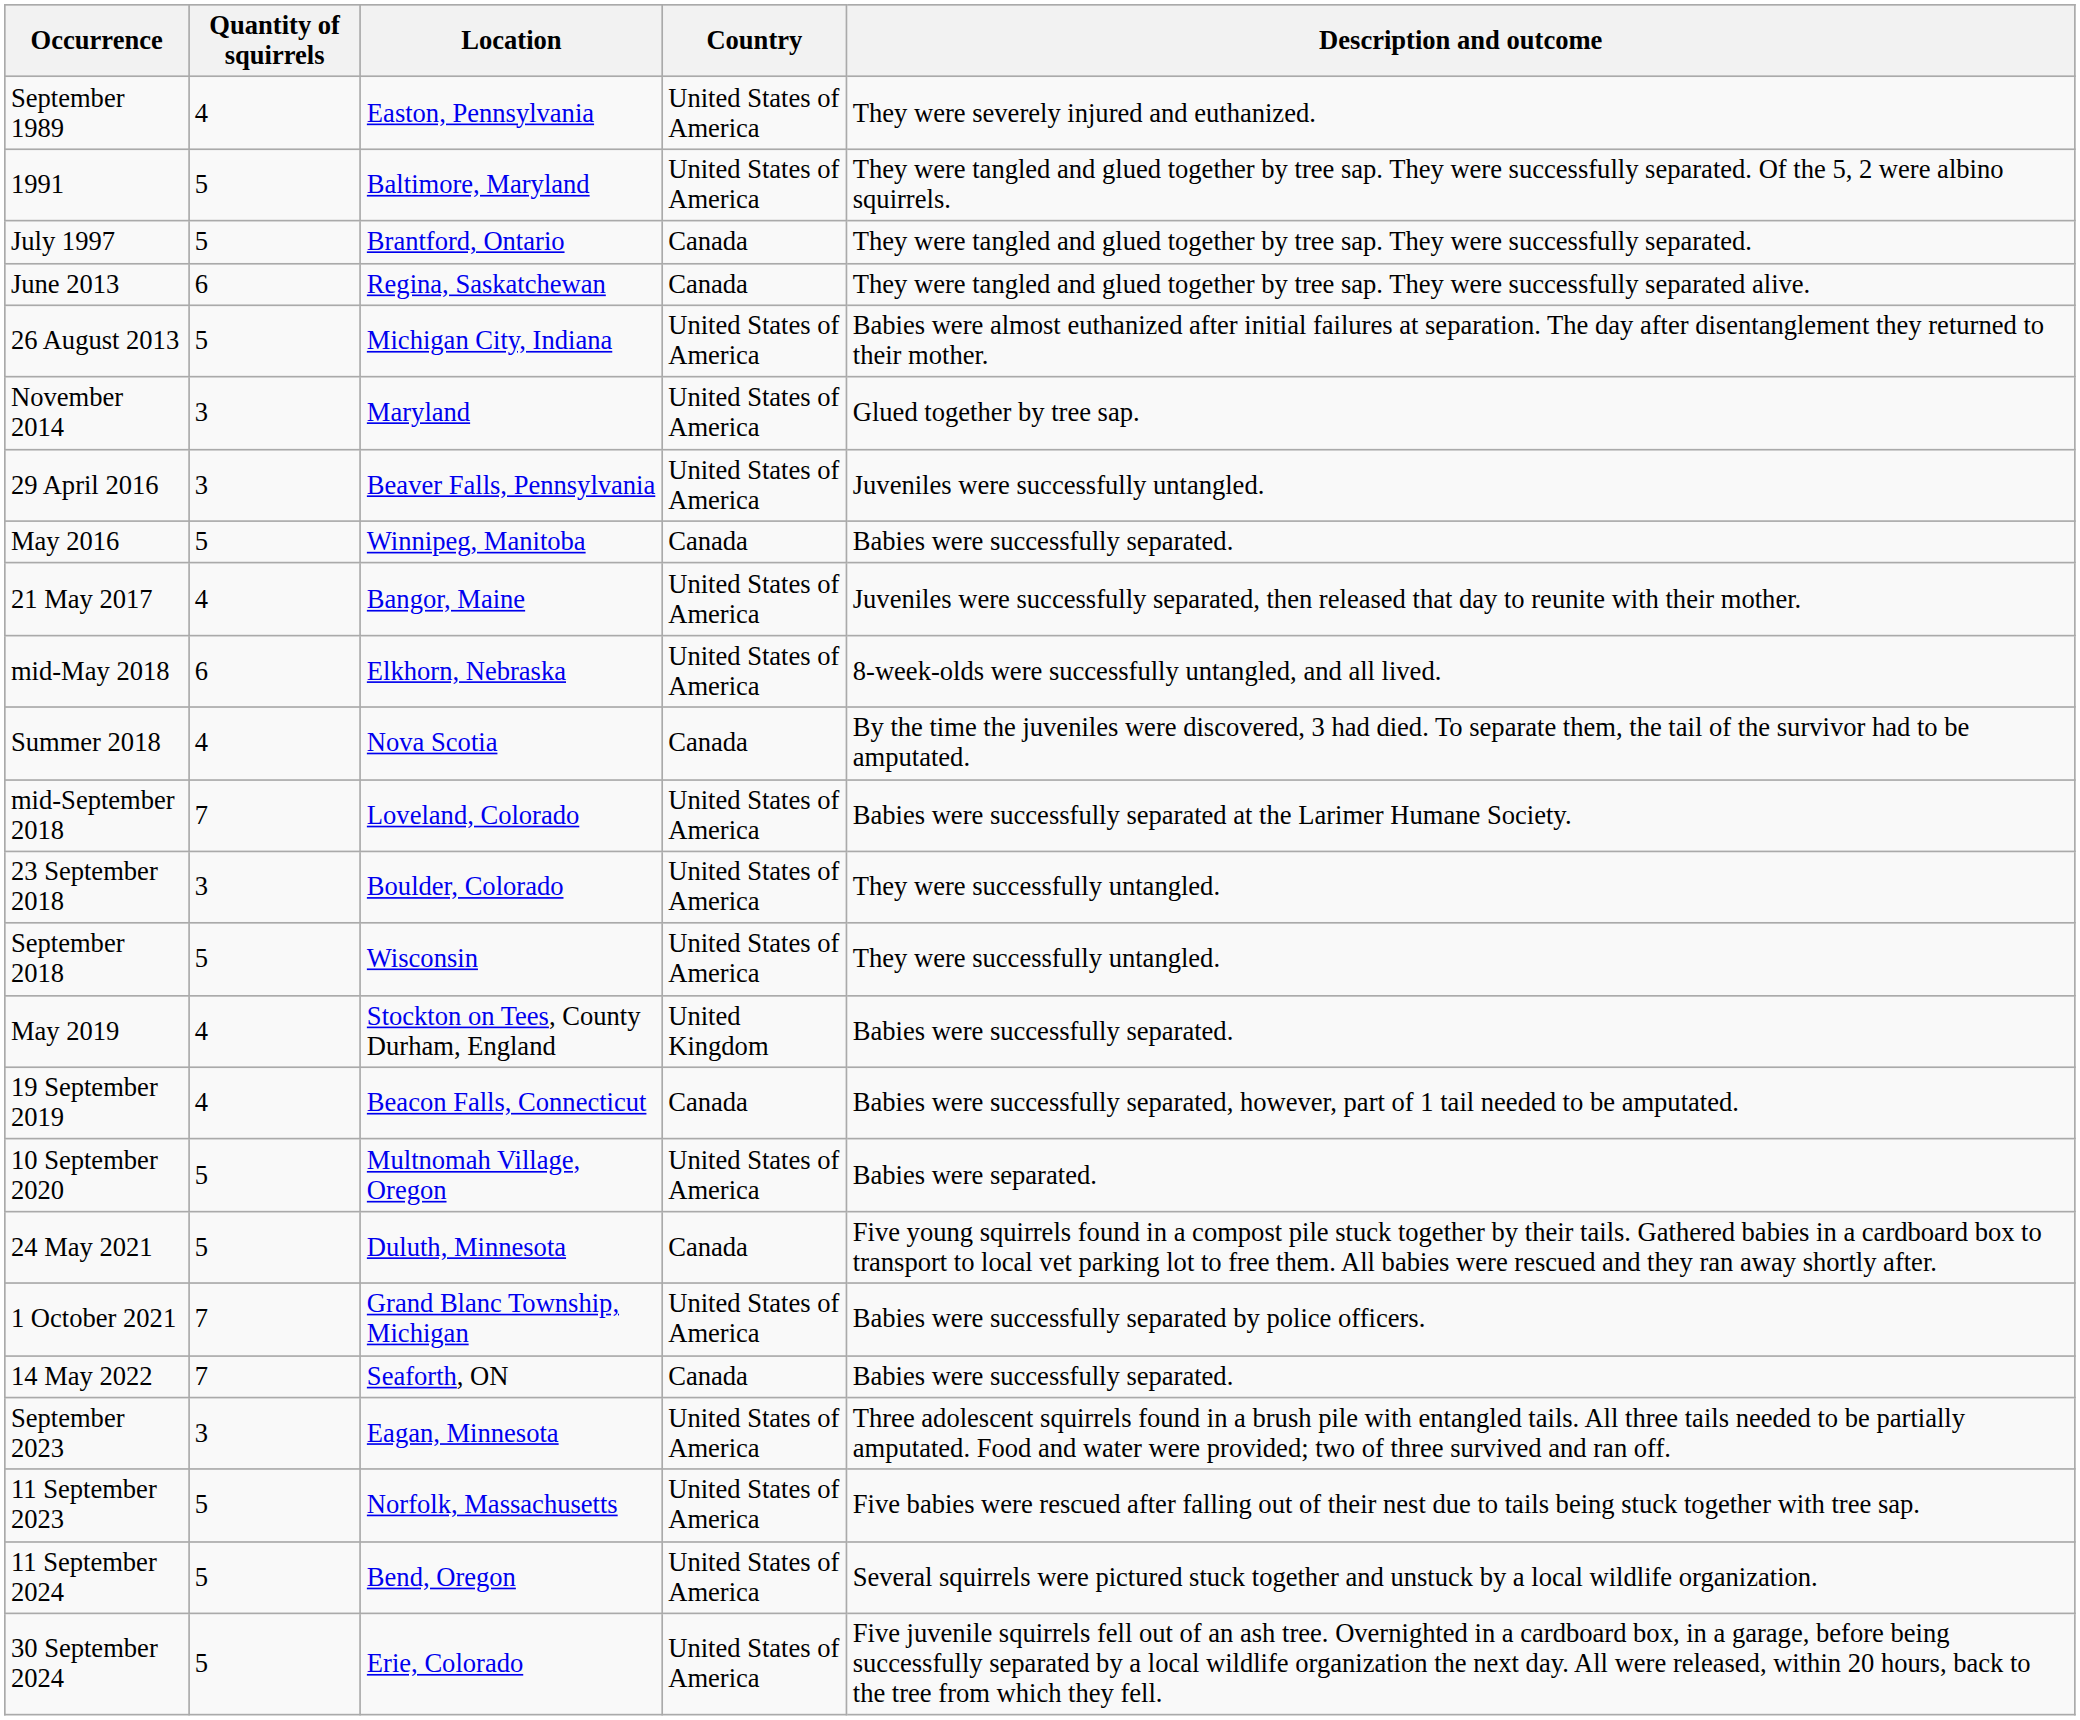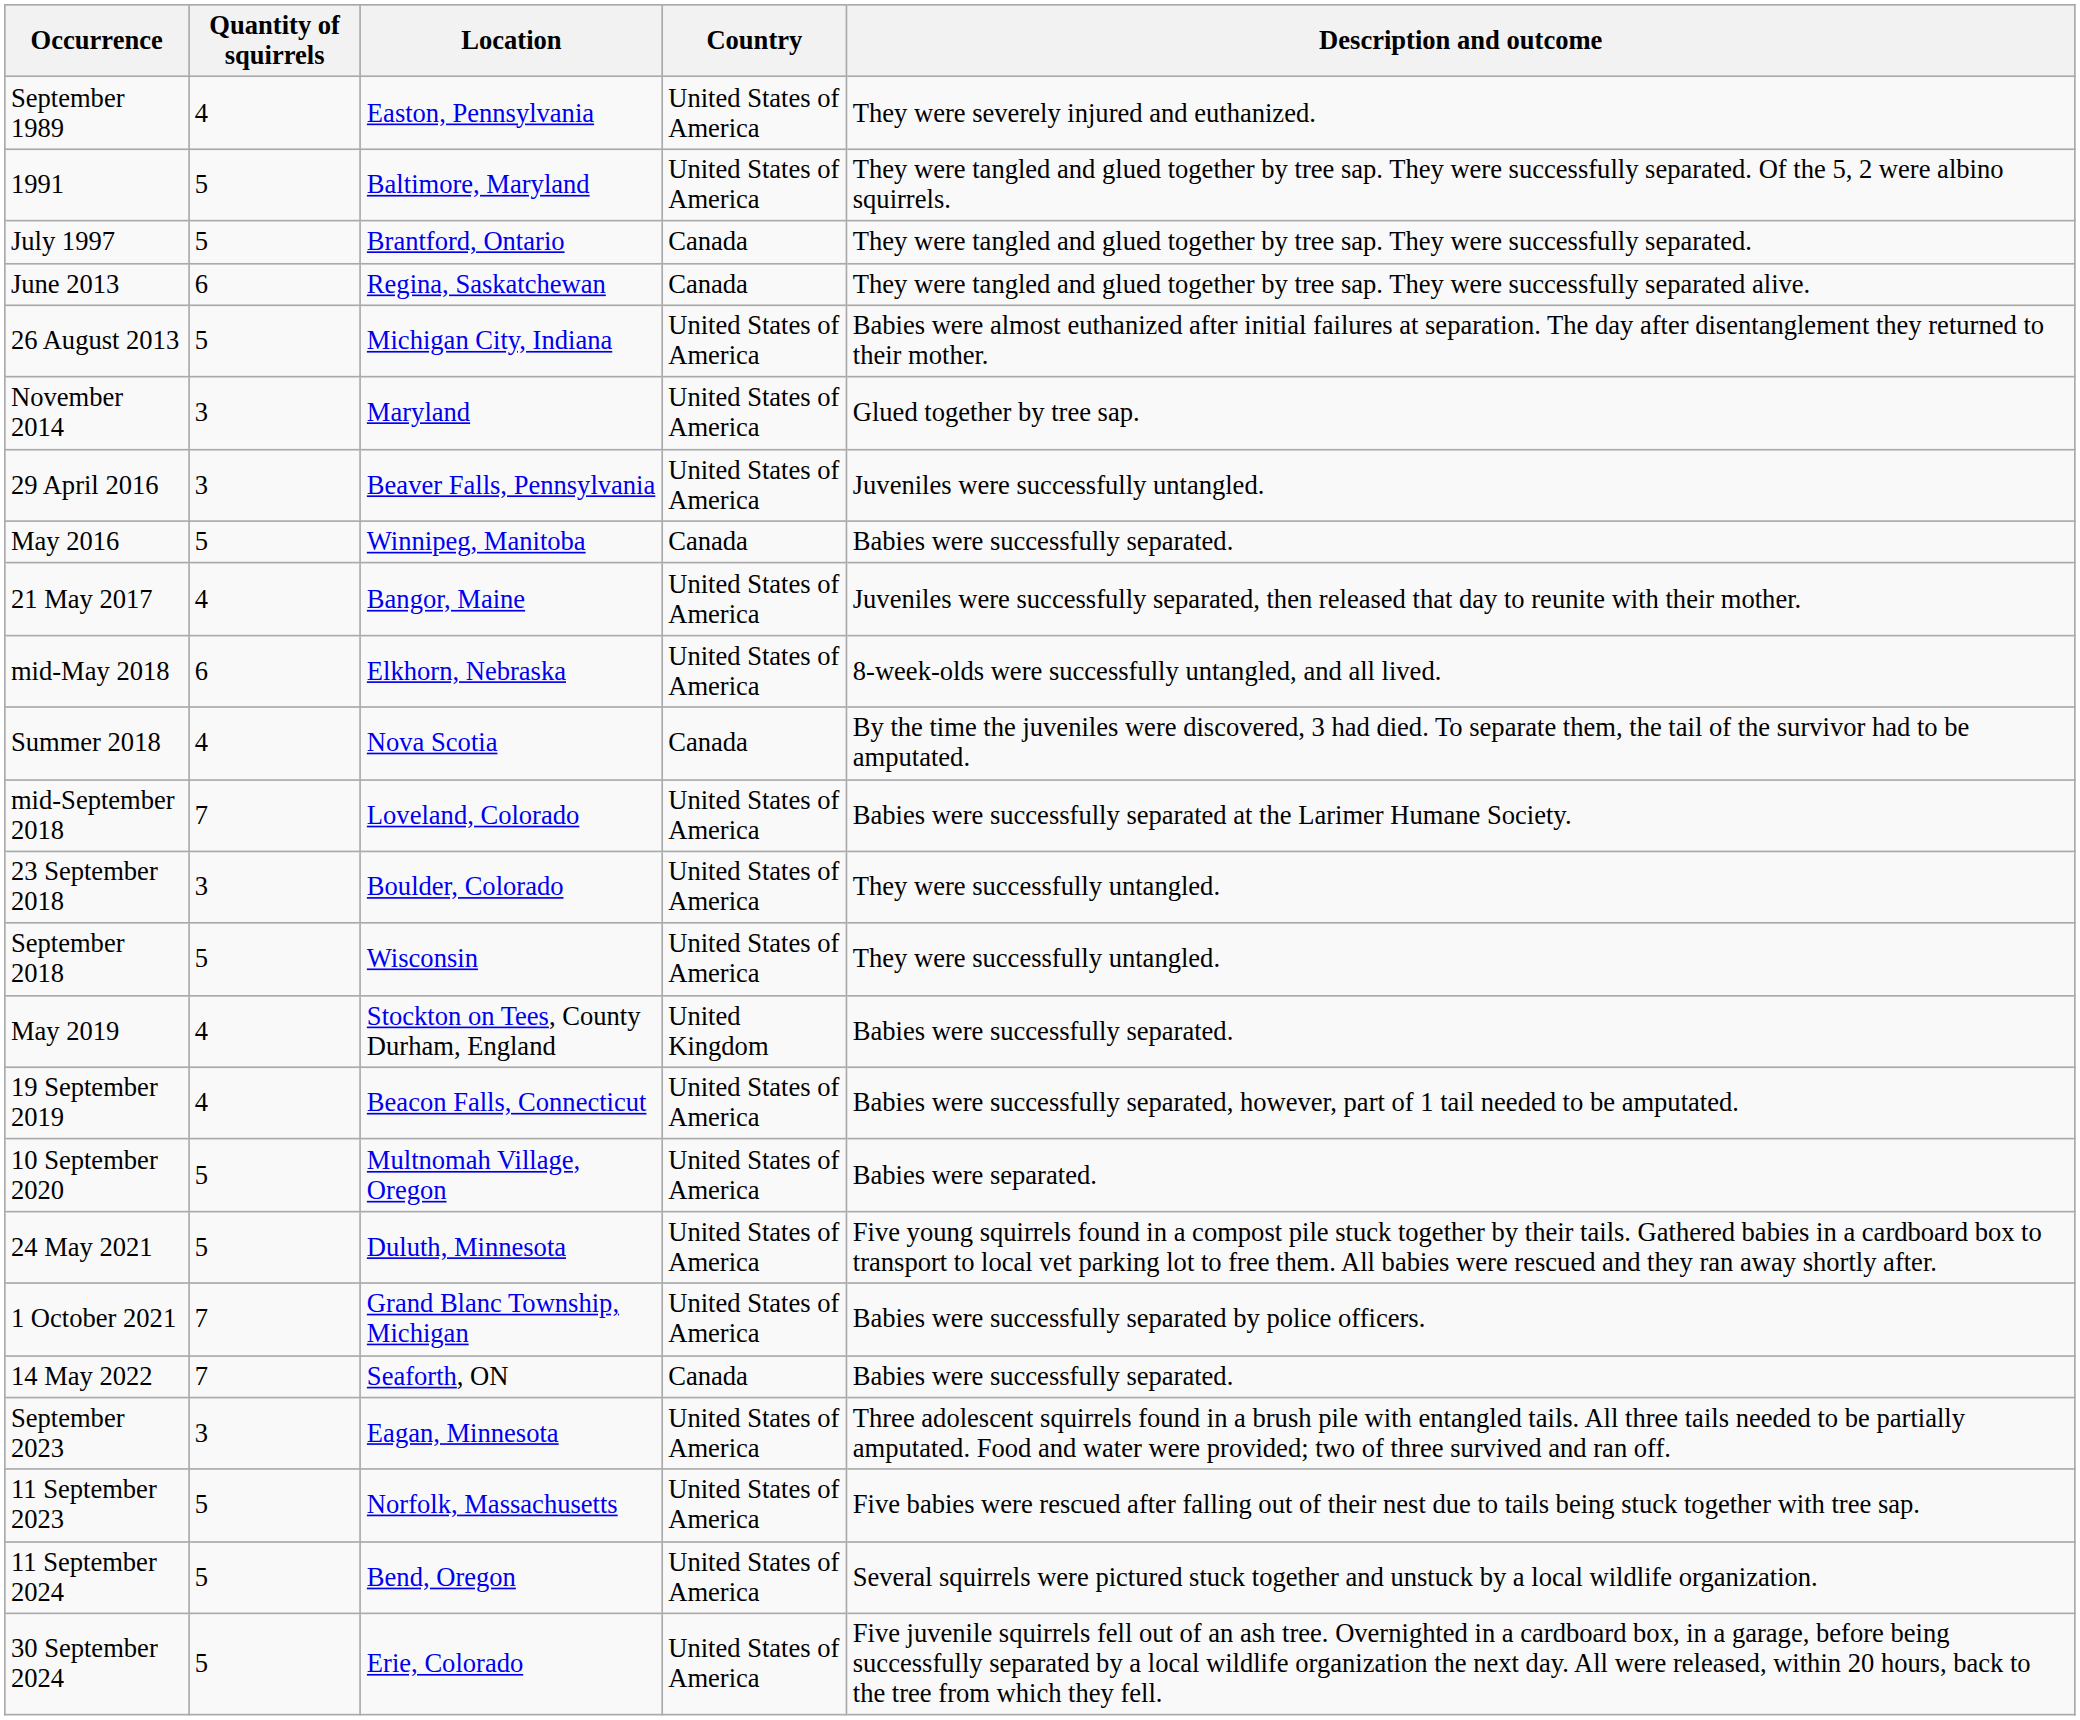(708, 1102) Canada -> (754, 1102) United States of America
(708, 1246) Canada -> (754, 1246) United States of America
